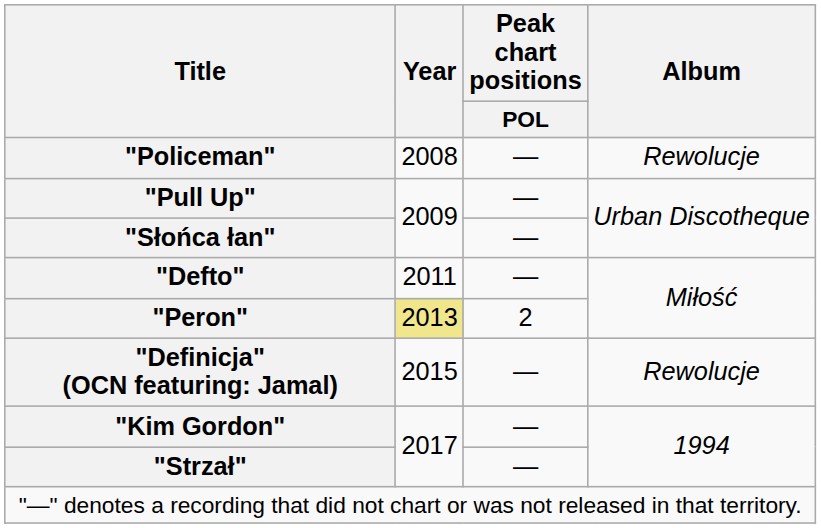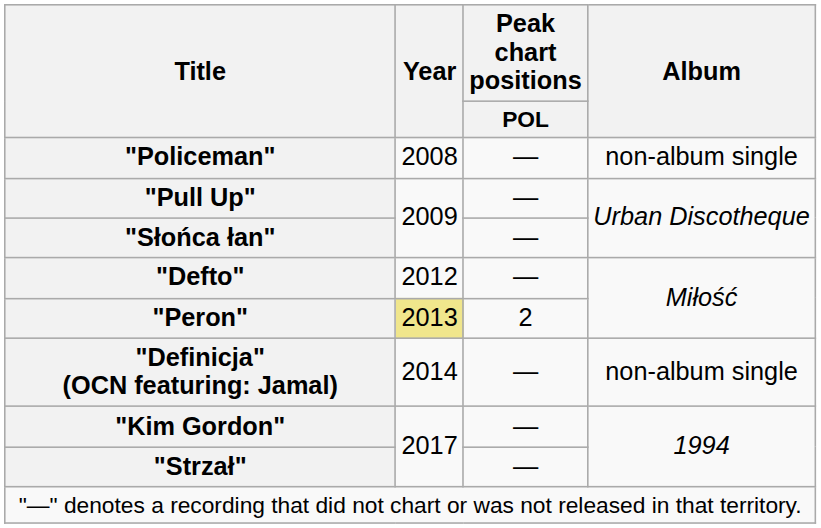(702, 157) Rewolucje -> (702, 157) non-album single
(430, 277) 2011 -> (430, 277) 2012
(430, 372) 2015 -> (430, 372) 2014
(702, 372) Rewolucje -> (702, 372) non-album single
